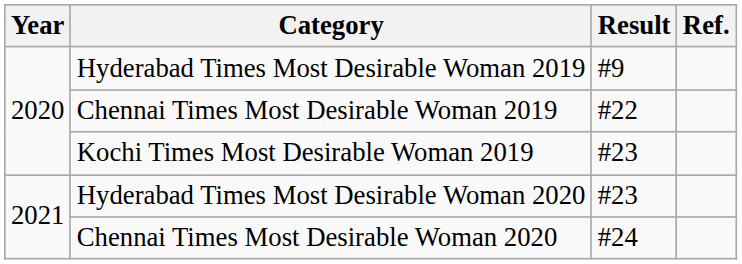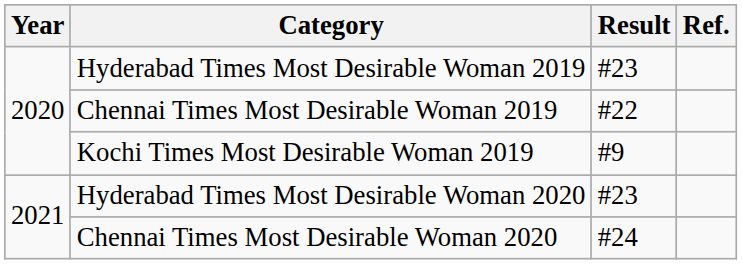(611, 68) #9 -> (618, 68) #23
(618, 152) #23 -> (611, 152) #9
